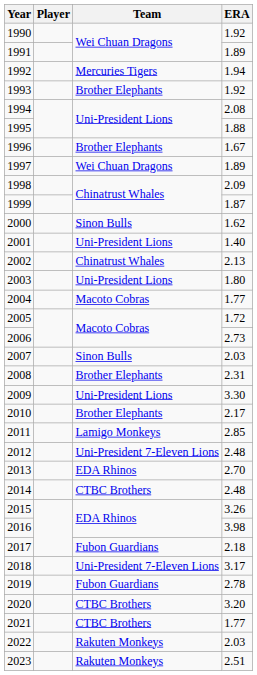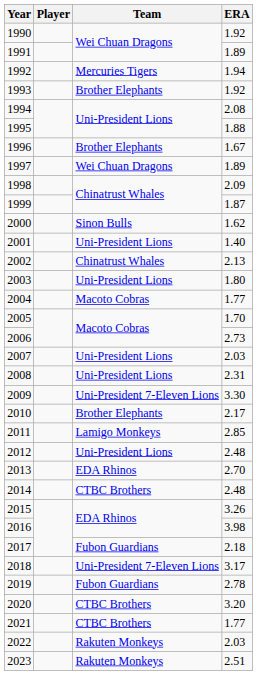(235, 318) 1.72 -> (235, 318) 1.70
(104, 356) Sinon Bulls -> (124, 356) Uni-President Lions
(119, 375) Brother Elephants -> (124, 375) Uni-President Lions
(124, 394) Uni-President Lions -> (147, 394) Uni-President 7-Eleven Lions
(147, 451) Uni-President 7-Eleven Lions -> (124, 451) Uni-President Lions
